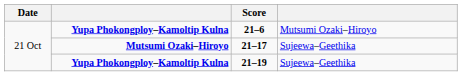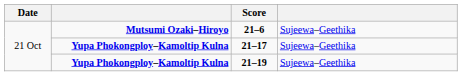(150, 29) Yupa Phokongploy–Kamoltip Kulna -> (177, 29) Mutsumi Ozaki–Hiroyo
(328, 29) Mutsumi Ozaki–Hiroyo -> (318, 29) Sujeewa–Geethika
(177, 46) Mutsumi Ozaki–Hiroyo -> (150, 46) Yupa Phokongploy–Kamoltip Kulna
